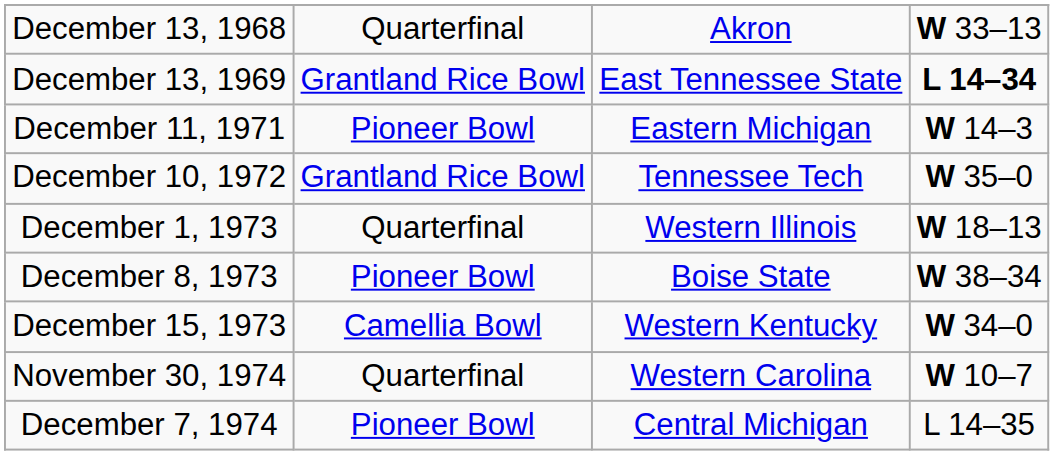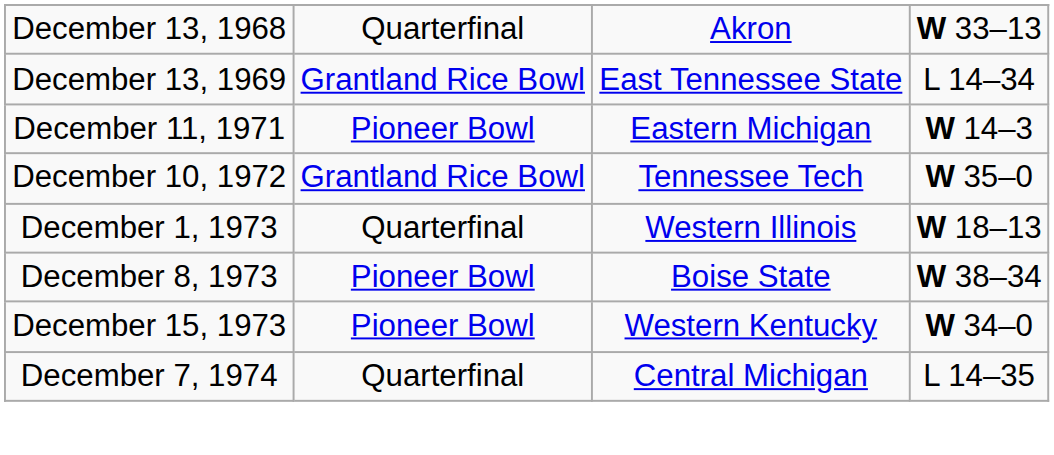(979, 78) bold -> (979, 78) normal
(443, 326) Camellia Bowl -> (443, 326) Pioneer Bowl
- row: (149, 375)
(443, 425) Pioneer Bowl -> (443, 375) Quarterfinal
